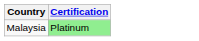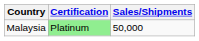+ column: (152, 12)
